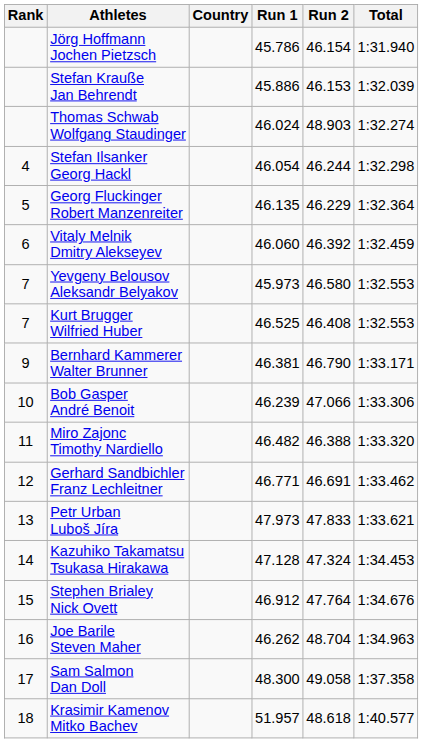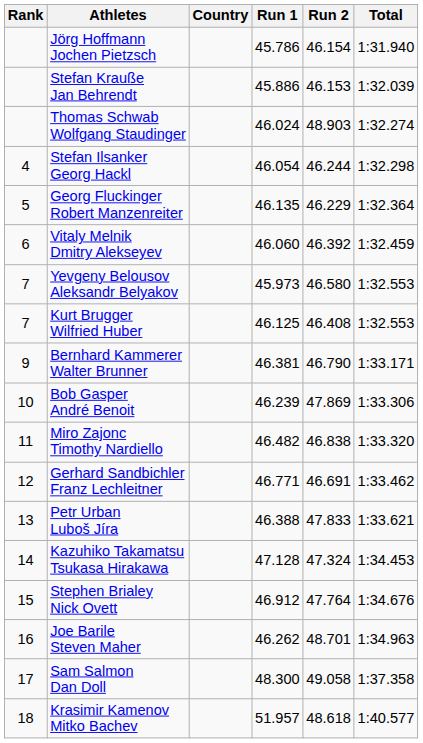(277, 323) 46.525 -> (277, 323) 46.125
(329, 402) 47.066 -> (329, 402) 47.869
(329, 442) 46.388 -> (329, 442) 46.838
(277, 520) 47.973 -> (277, 520) 46.388
(329, 639) 48.704 -> (329, 639) 48.701
